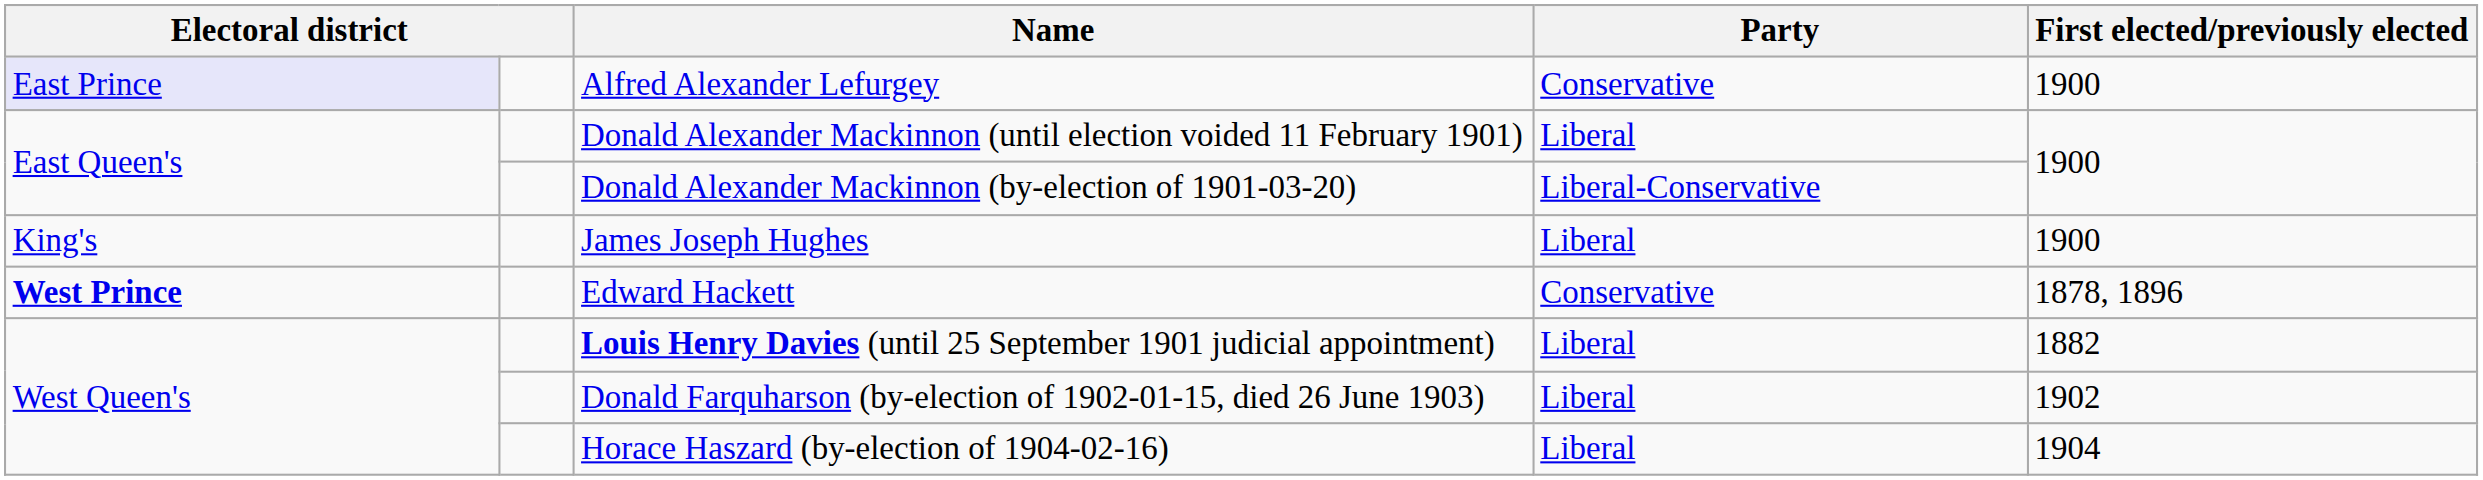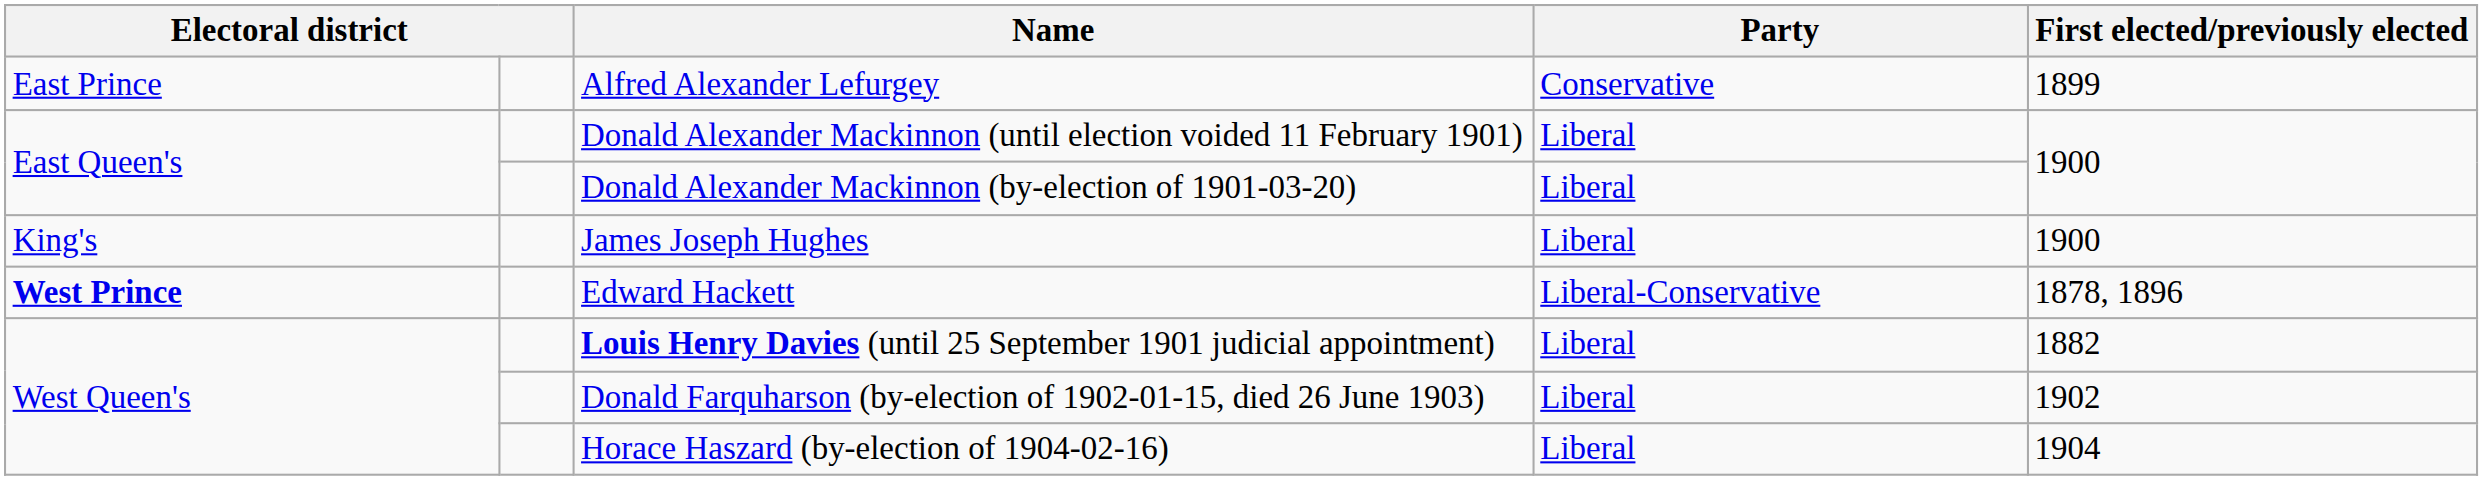(87, 82) lavender background -> (87, 82) no background
(2068, 82) 1900 -> (2068, 82) 1899
(1680, 187) Liberal-Conservative -> (1588, 187) Liberal
(1627, 291) Conservative -> (1680, 291) Liberal-Conservative
